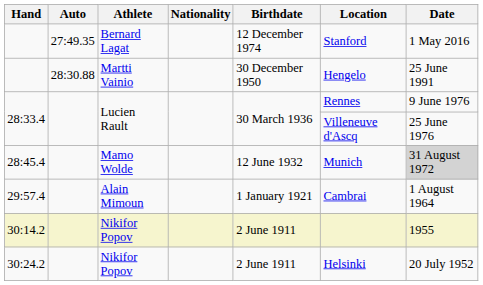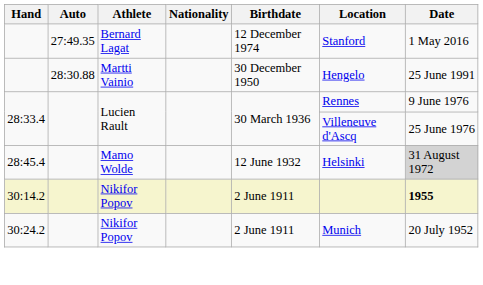(343, 162) Munich -> (343, 162) Helsinki
- row: (26, 196)
(422, 230) normal -> (421, 196) bold
(345, 263) Helsinki -> (342, 230) Munich
